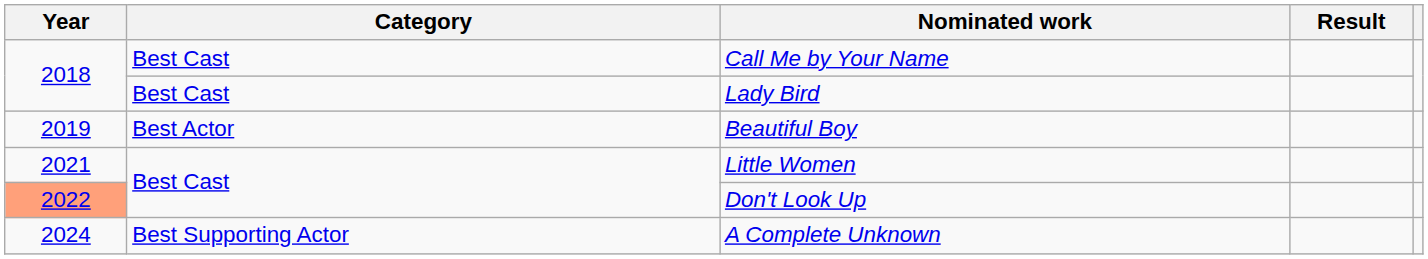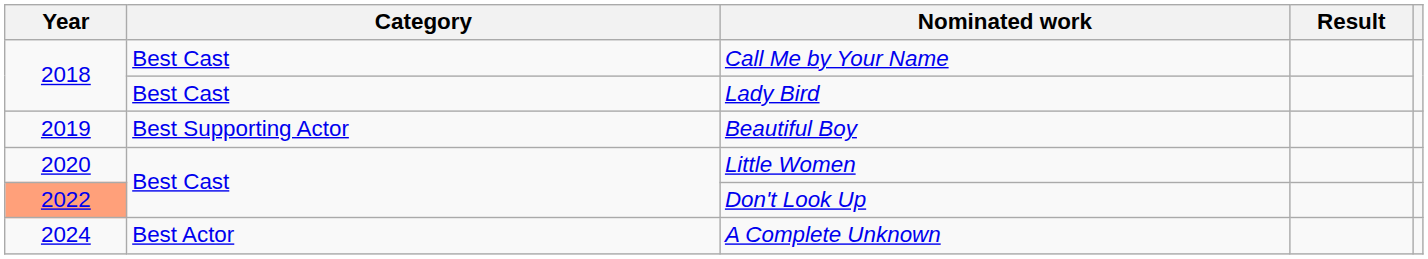(183, 128) Best Actor -> (241, 128) Best Supporting Actor
(66, 164) 2021 -> (66, 164) 2020
(241, 235) Best Supporting Actor -> (183, 235) Best Actor
